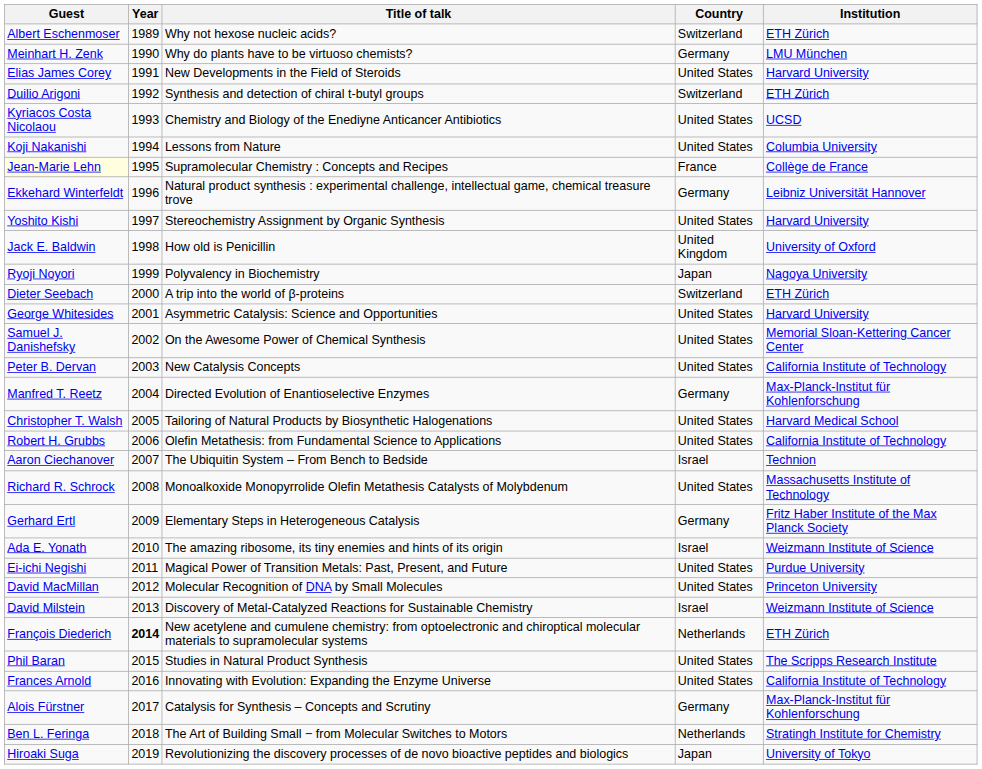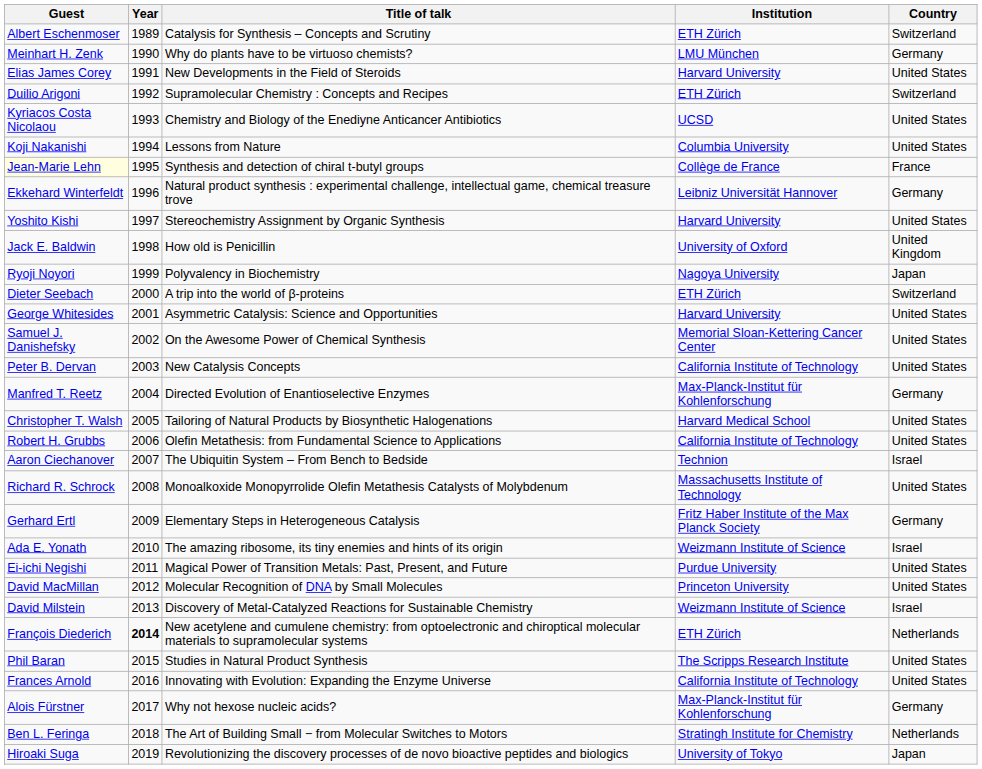columns swapped: (870, 14) <-> (719, 14)
(251, 34) Why not hexose nucleic acids? -> (298, 34) Catalysis for Synthesis – Concepts and Scrutiny
(294, 93) Synthesis and detection of chiral t-butyl groups -> (306, 93) Supramolecular Chemistry : Concepts and Recipes
(306, 166) Supramolecular Chemistry : Concepts and Recipes -> (294, 166) Synthesis and detection of chiral t-butyl groups
(298, 707) Catalysis for Synthesis – Concepts and Scrutiny -> (251, 707) Why not hexose nucleic acids?
